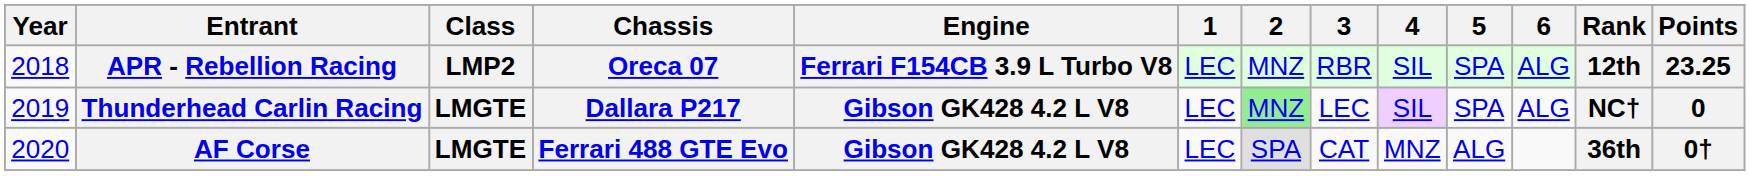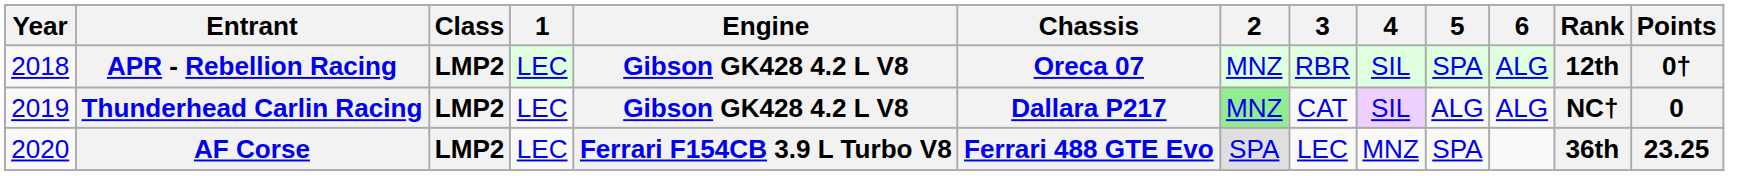columns swapped: (663, 25) <-> (1210, 25)
(986, 66) Ferrari F154CB 3.9 L Turbo V8 -> (766, 66) Gibson GK428 4.2 L V8
(1698, 66) 23.25 -> (1677, 66) 0†
(480, 107) LMGTE -> (470, 107) LMP2
(1344, 107) LEC -> (1322, 107) CAT
(1479, 107) SPA -> (1457, 107) ALG
(480, 149) LMGTE -> (470, 149) LMP2
(986, 149) Gibson GK428 4.2 L V8 -> (766, 149) Ferrari F154CB 3.9 L Turbo V8
(1344, 149) CAT -> (1322, 149) LEC
(1479, 149) ALG -> (1457, 149) SPA
(1698, 149) 0† -> (1677, 149) 23.25
